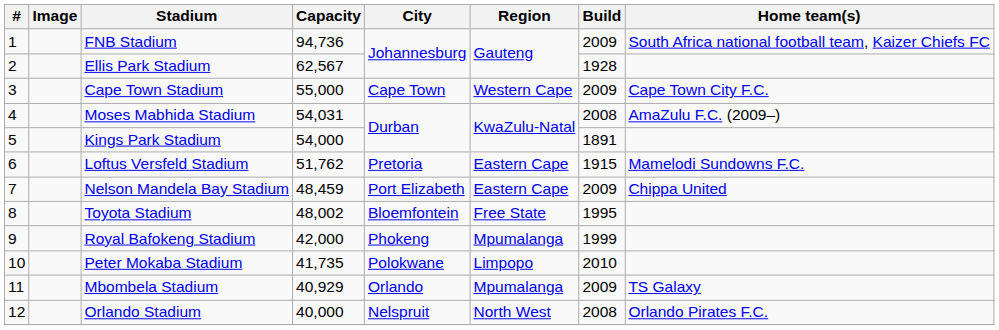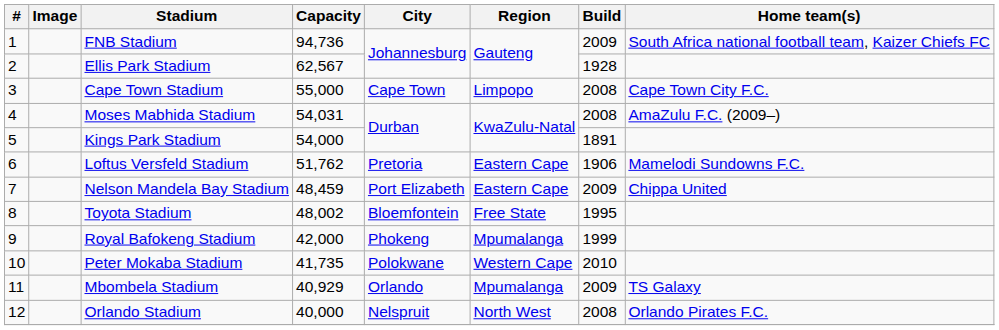(523, 90) Western Cape -> (503, 90) Limpopo
(600, 90) 2009 -> (600, 90) 2008
(600, 164) 1915 -> (600, 164) 1906
(503, 262) Limpopo -> (523, 262) Western Cape
